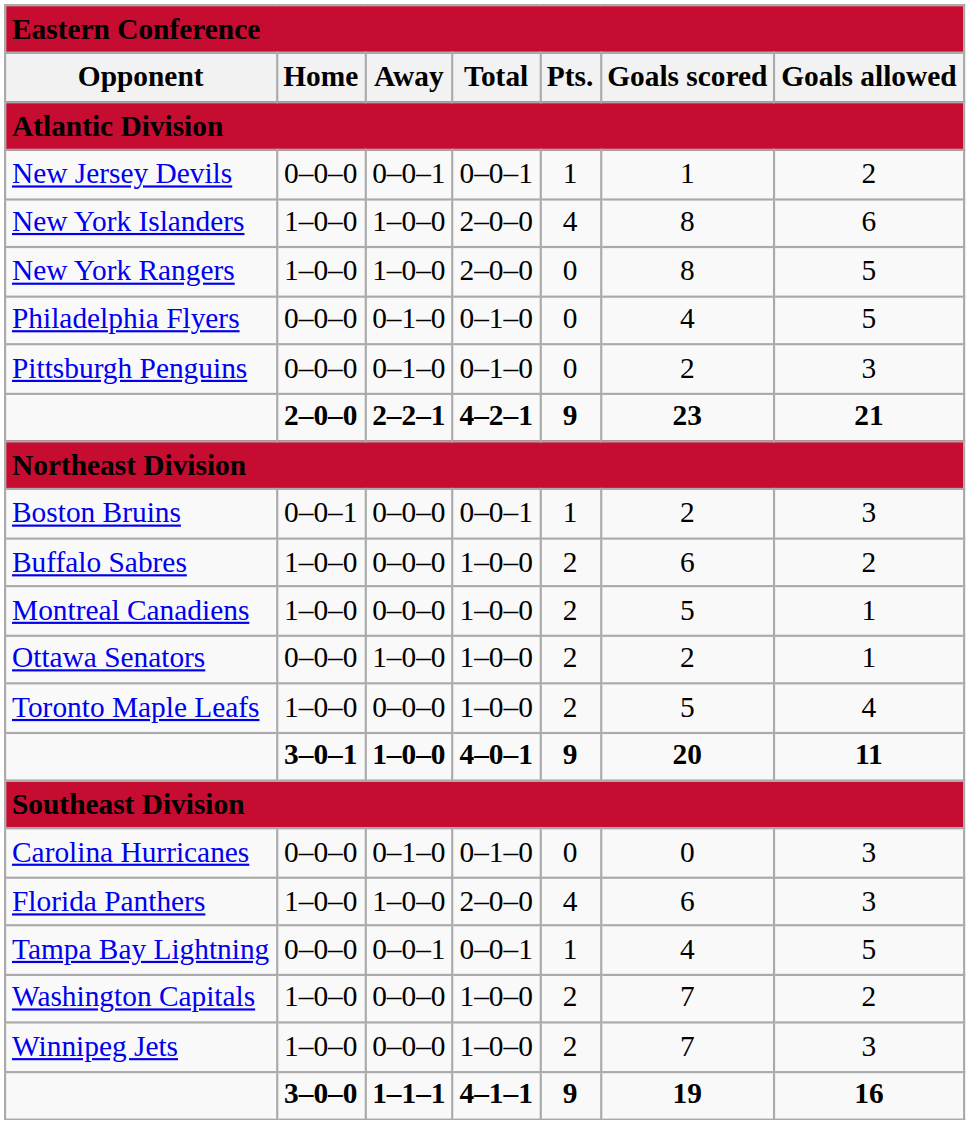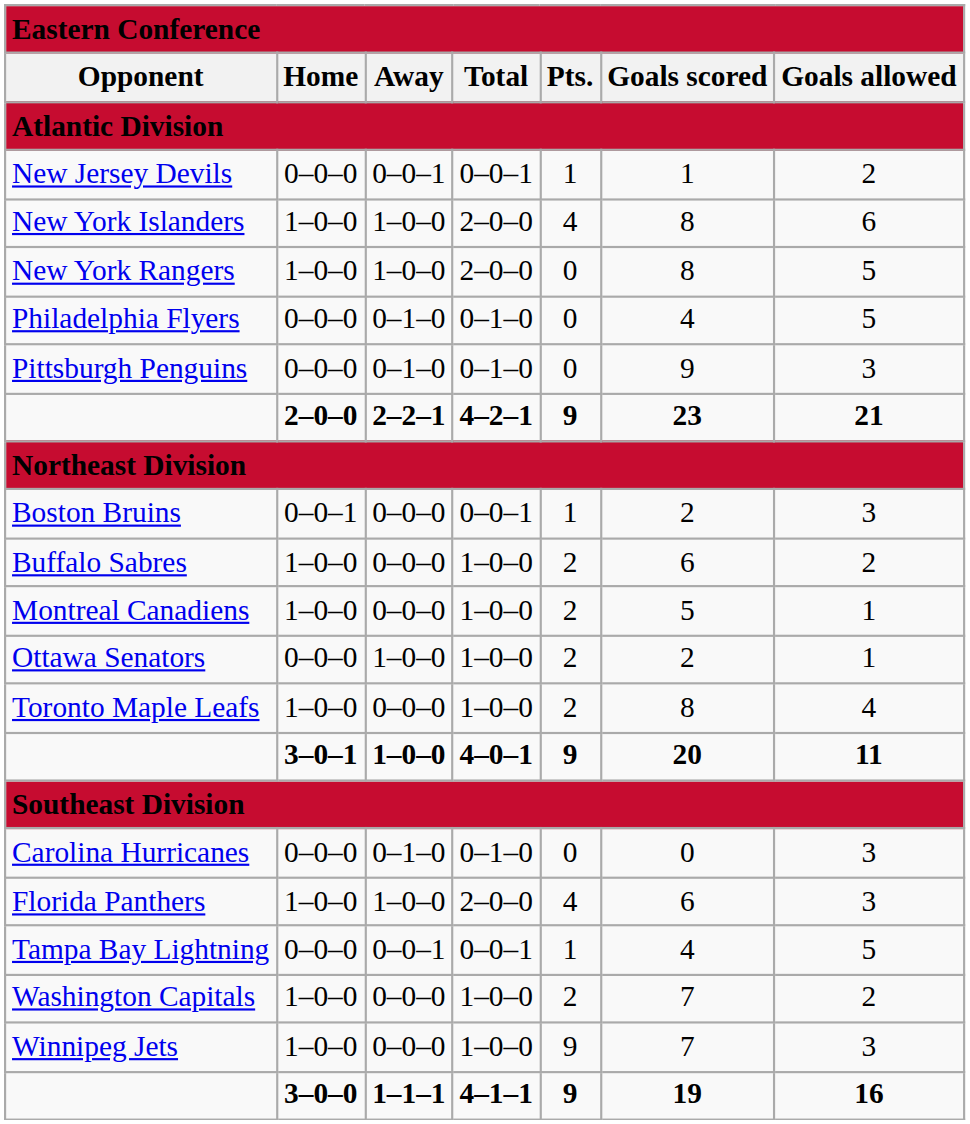(687, 367) 2 -> (687, 367) 9
(687, 706) 5 -> (687, 706) 8
(570, 1046) 2 -> (570, 1046) 9
